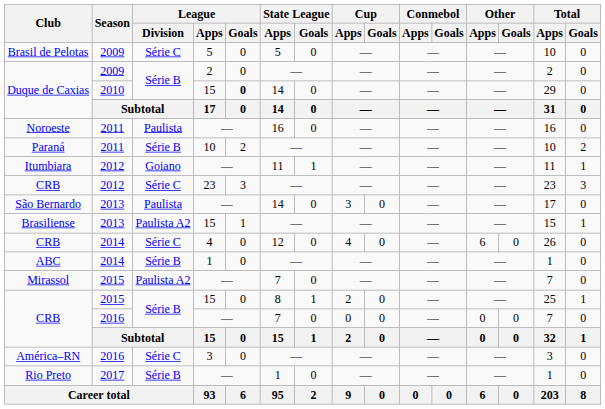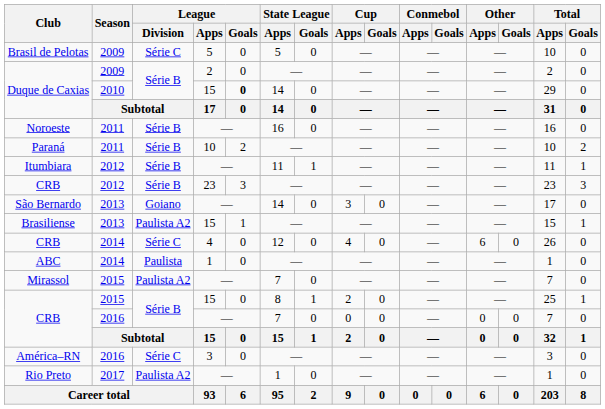(163, 128) Paulista -> (163, 128) Série B
(163, 166) Goiano -> (163, 166) Série B
(163, 185) Série C -> (163, 185) Série B
(163, 204) Paulista -> (163, 204) Goiano
(163, 261) Série B -> (163, 261) Paulista
(163, 375) Série B -> (163, 375) Paulista A2
